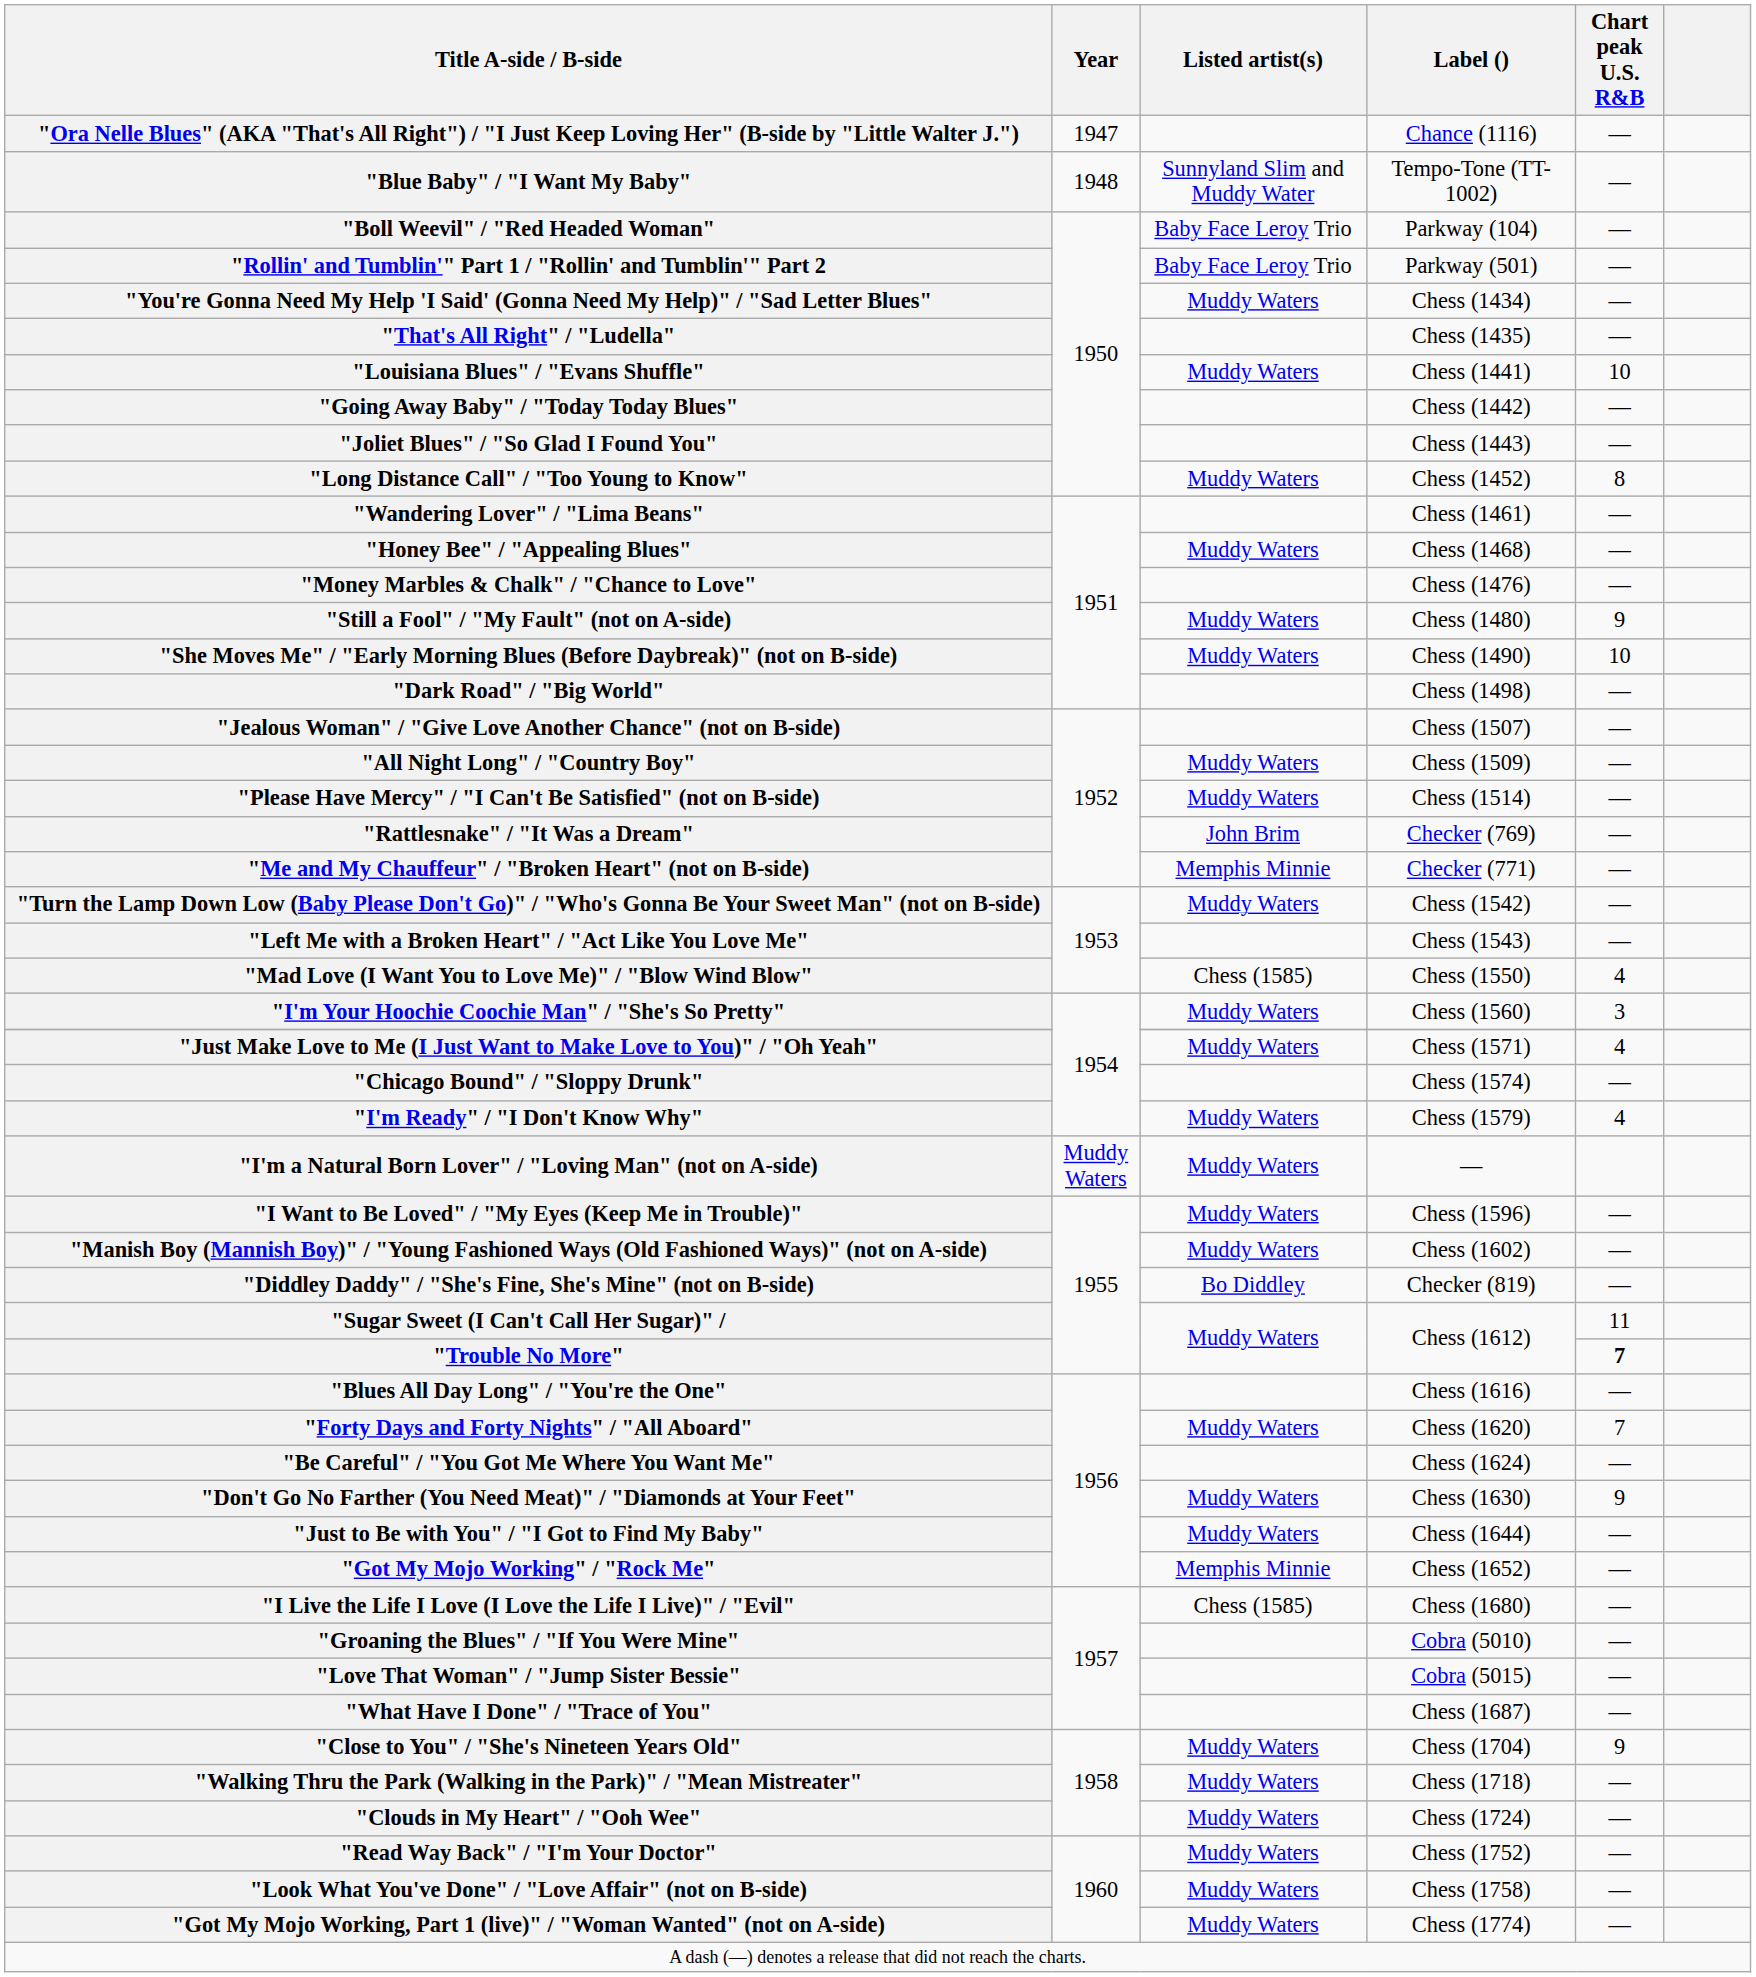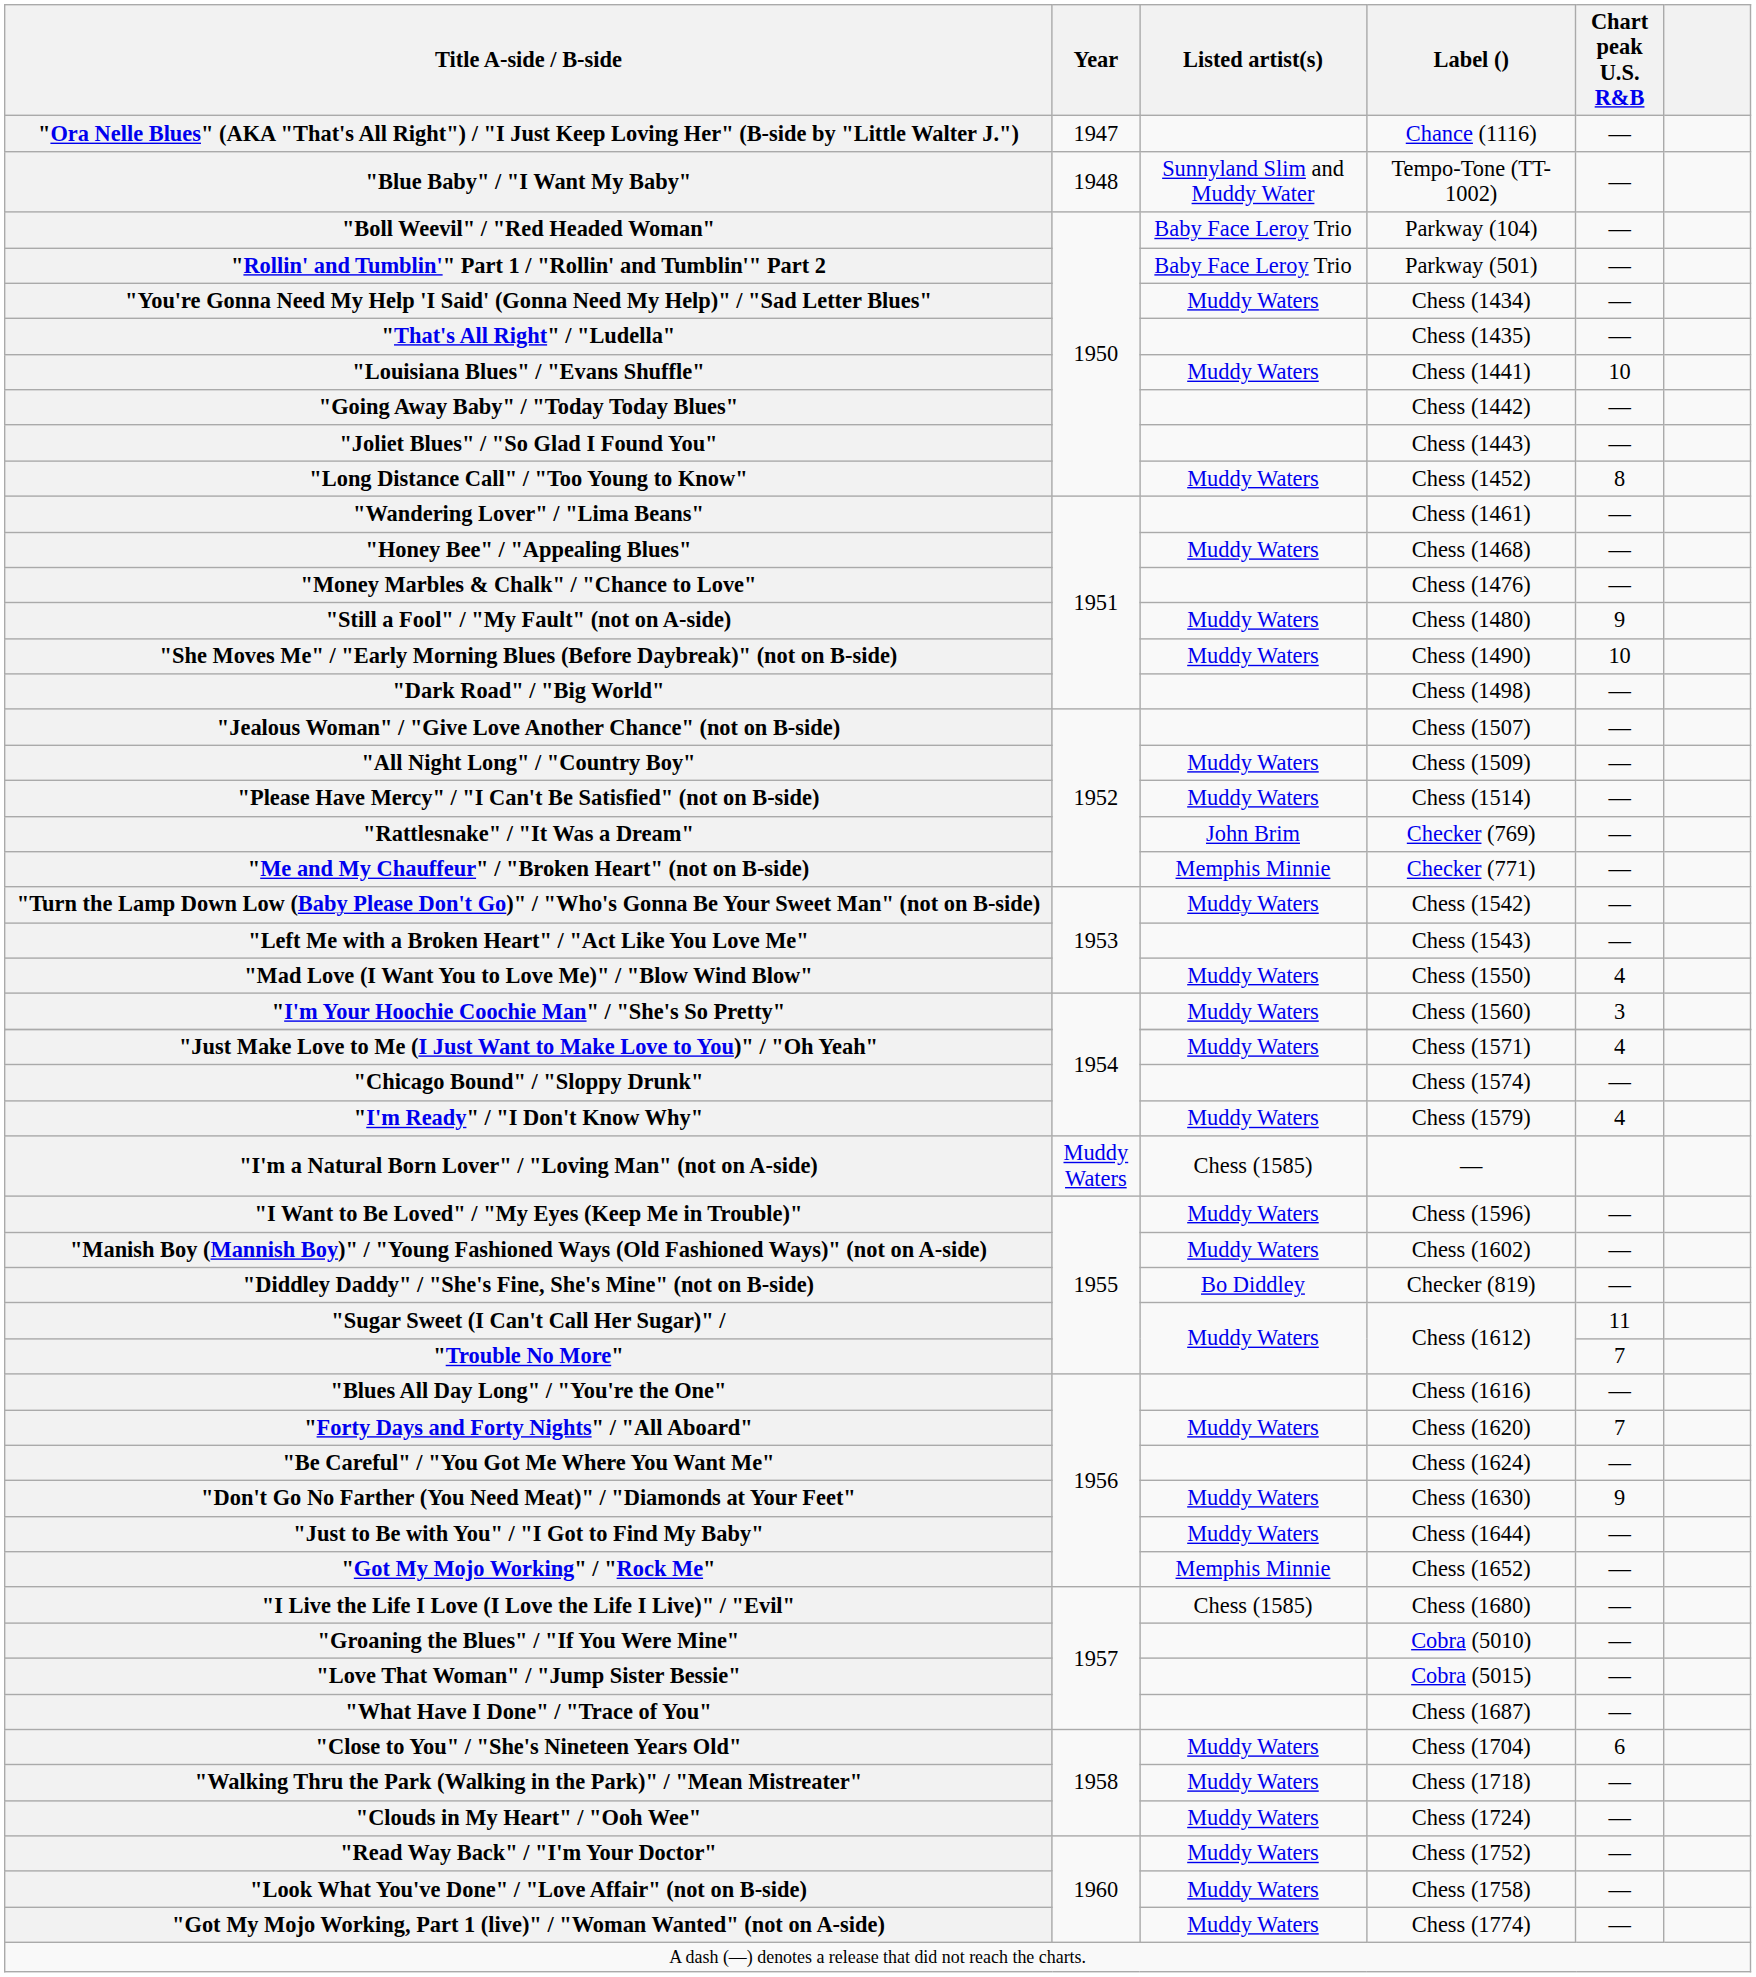(1253, 975) Chess (1585) -> (1253, 975) Muddy Waters
(1253, 1165) Muddy Waters -> (1253, 1165) Chess (1585)
(1620, 1356) bold -> (1620, 1356) normal
(1620, 1746) 9 -> (1620, 1746) 6
